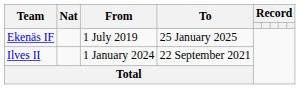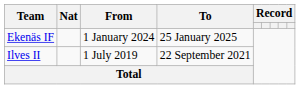(110, 37) 1 July 2019 -> (119, 37) 1 January 2024
(119, 56) 1 January 2024 -> (110, 56) 1 July 2019
